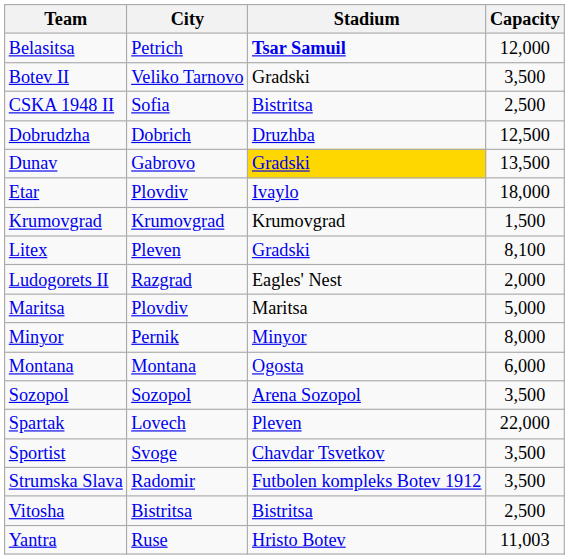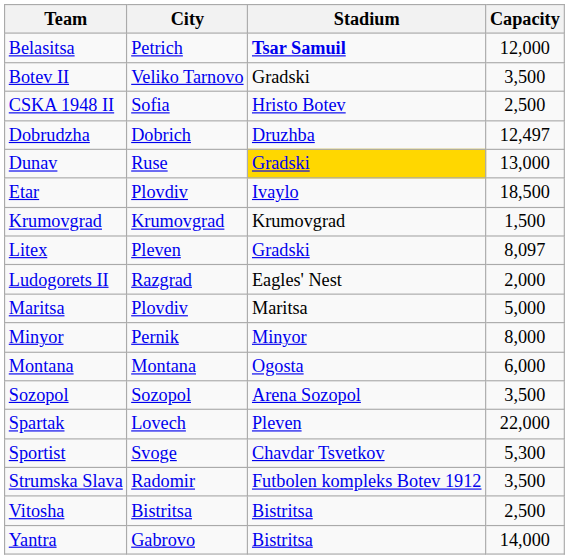(282, 105) Bistritsa -> (299, 105) Hristo Botev
(525, 134) 12,500 -> (525, 134) 12,497
(163, 163) Gabrovo -> (149, 163) Ruse
(525, 163) 13,500 -> (525, 163) 13,000
(525, 192) 18,000 -> (525, 192) 18,500
(525, 250) 8,100 -> (525, 250) 8,097
(525, 452) 3,500 -> (525, 452) 5,300
(149, 539) Ruse -> (163, 539) Gabrovo
(299, 539) Hristo Botev -> (282, 539) Bistritsa
(525, 539) 11,003 -> (525, 539) 14,000
